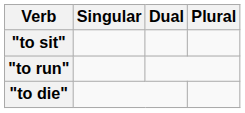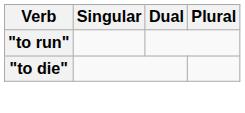- row: (39, 42)
